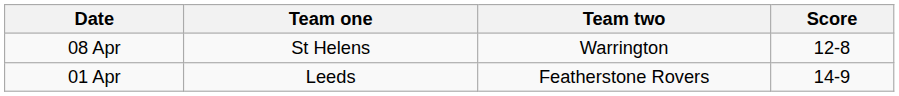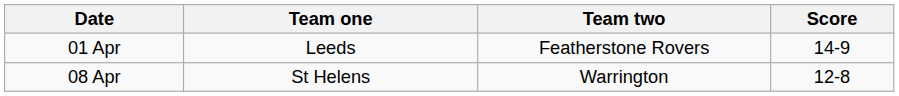rows swapped: (94, 76) <-> (94, 47)
